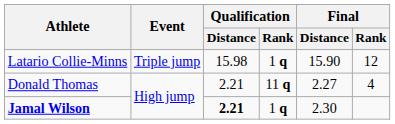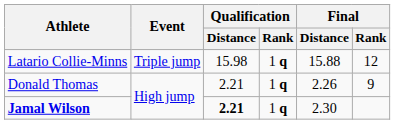(324, 61) 15.90 -> (324, 61) 15.88
(278, 85) 11 q -> (278, 85) 1 q
(324, 85) 2.27 -> (324, 85) 2.26
(371, 85) 4 -> (371, 85) 9
